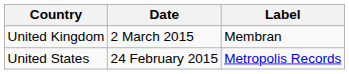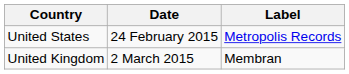rows swapped: (48, 58) <-> (56, 36)
